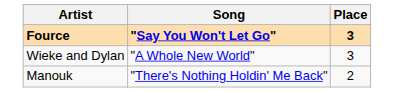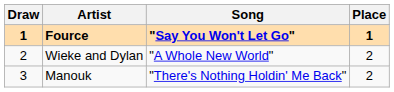+ column: (23, 14)
(350, 35) 3 -> (369, 35) 1
(350, 55) 3 -> (369, 55) 2
